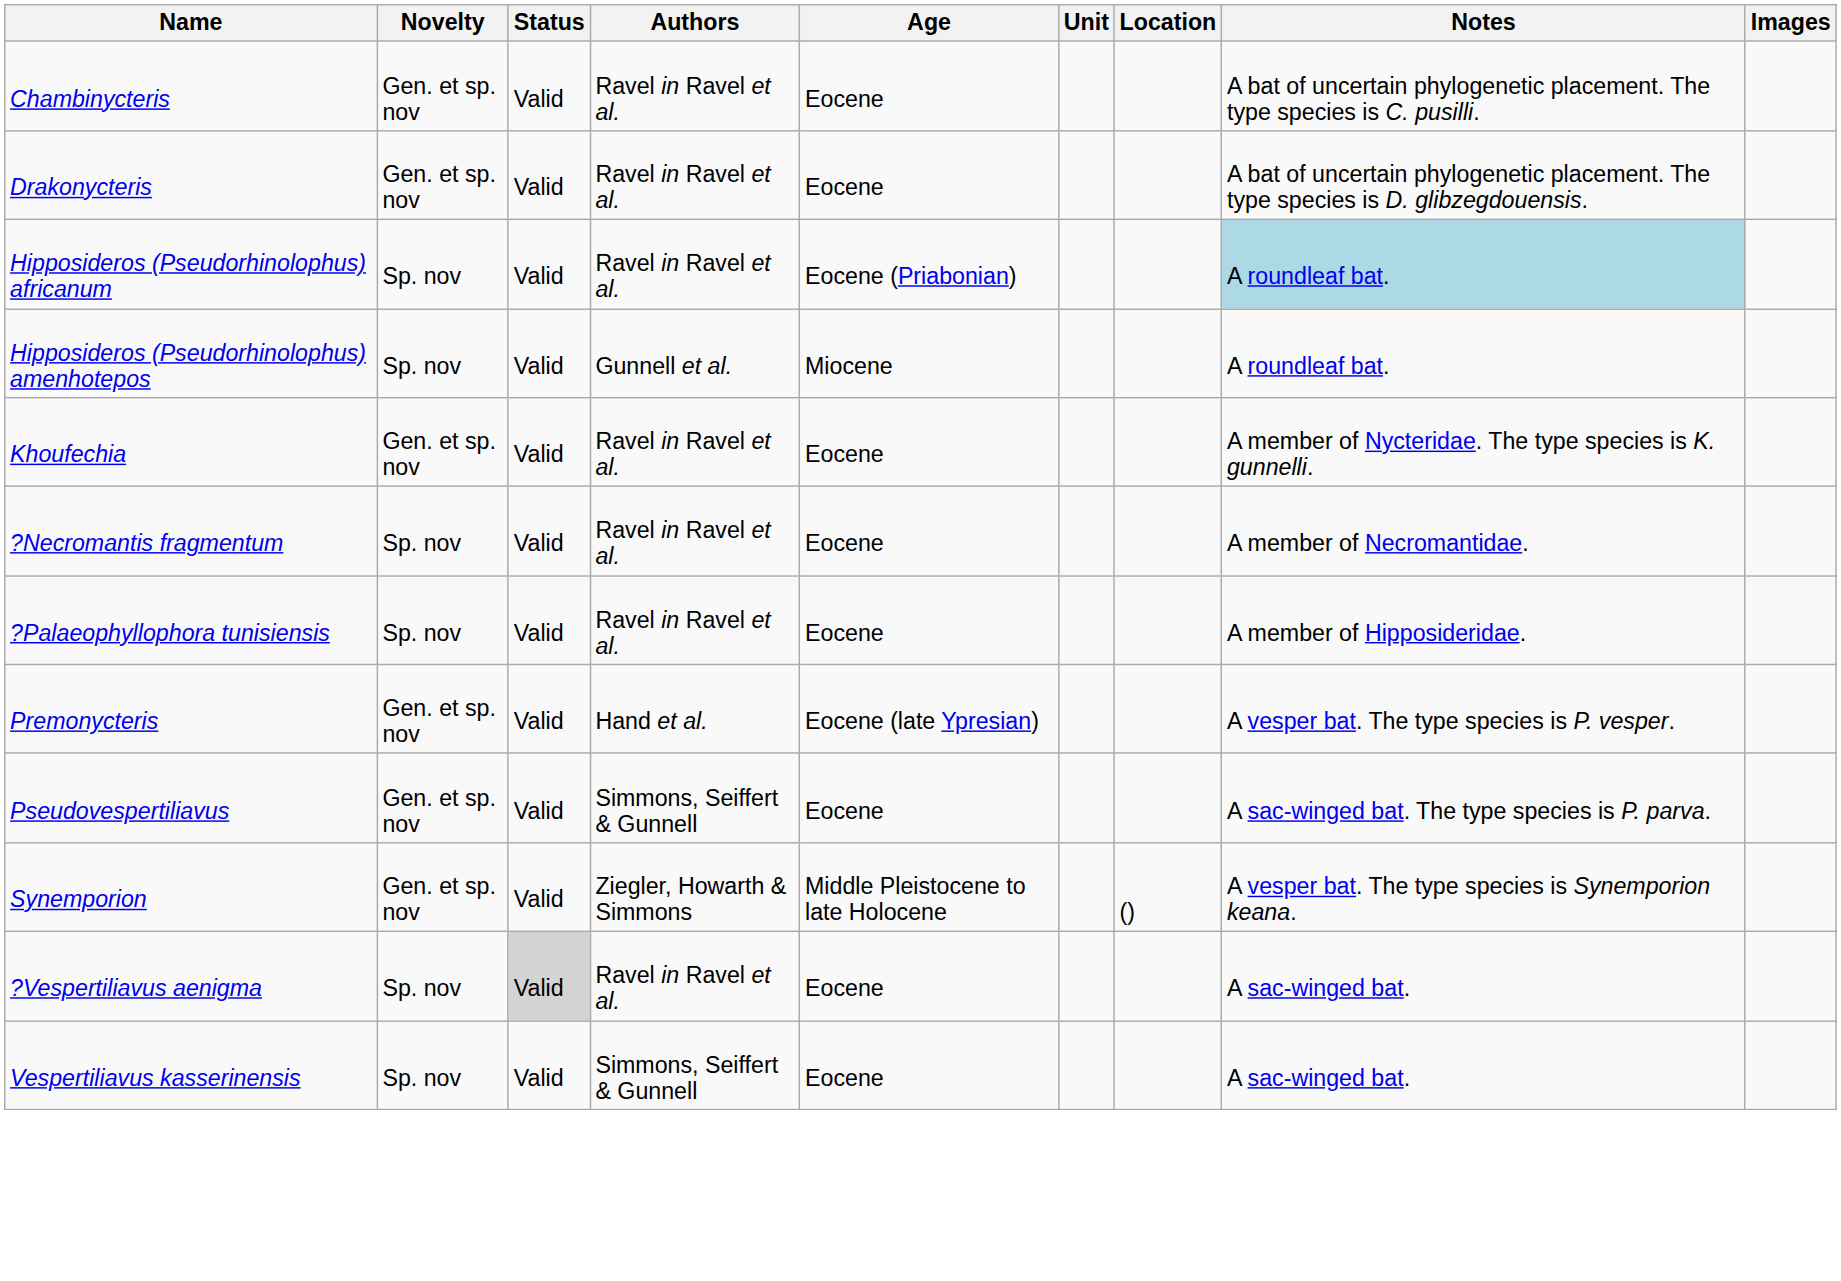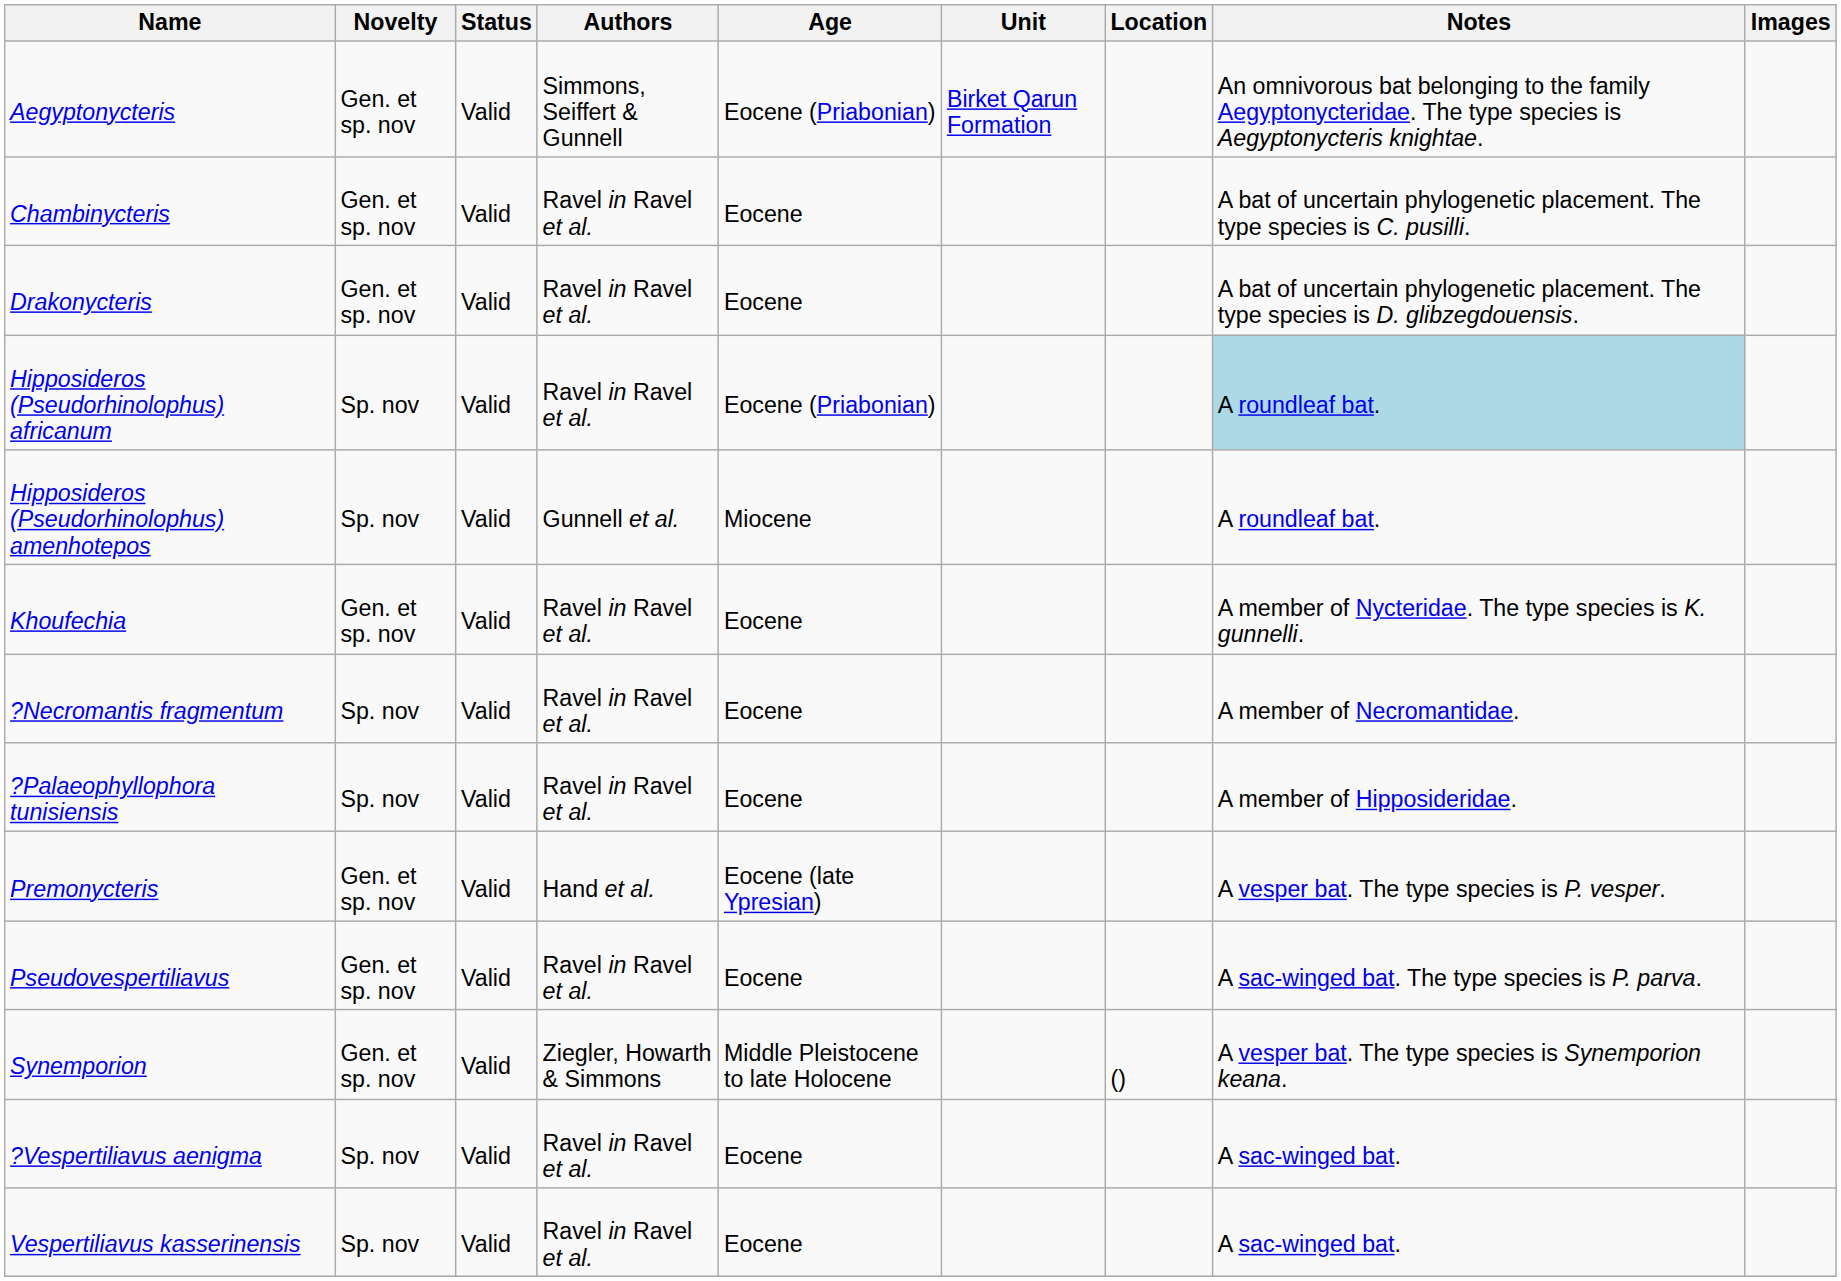+ row: (93, 111)
(687, 810) Simmons, Seiffert & Gunnell -> (617, 978) Ravel in Ravel et al.
(539, 988) lightgrey background -> (486, 1156) no background
(687, 1077) Simmons, Seiffert & Gunnell -> (617, 1245) Ravel in Ravel et al.
